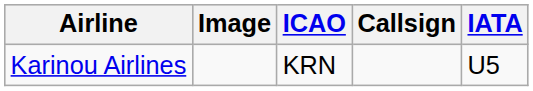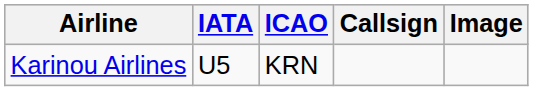columns swapped: (495, 24) <-> (234, 24)
